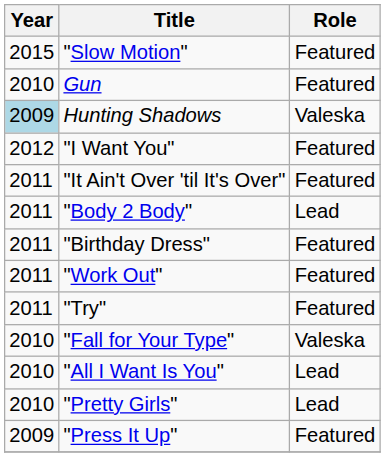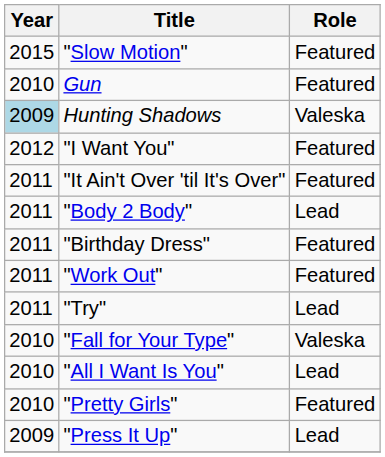(335, 308) Featured -> (317, 308) Lead
(317, 404) Lead -> (335, 404) Featured
(335, 436) Featured -> (317, 436) Lead
